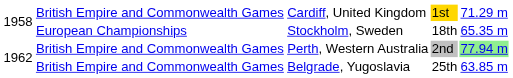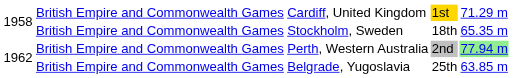(111, 30) European Championships -> (160, 30) British Empire and Commonwealth Games
